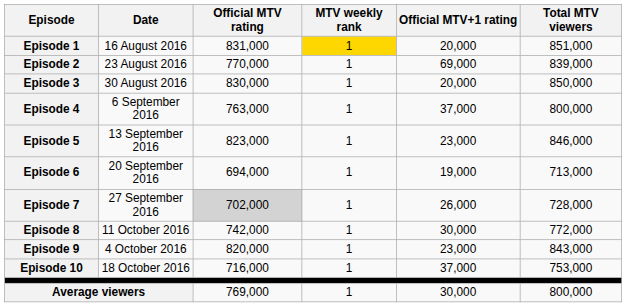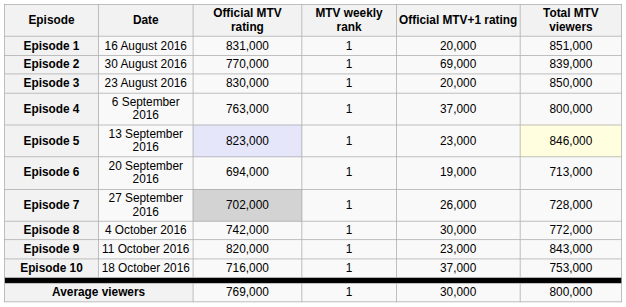(349, 45) gold background -> (349, 45) no background
(146, 64) 23 August 2016 -> (146, 64) 30 August 2016
(146, 83) 30 August 2016 -> (146, 83) 23 August 2016
(247, 141) no background -> (247, 141) lavender background
(571, 141) no background -> (571, 141) lightyellow background
(146, 230) 11 October 2016 -> (146, 230) 4 October 2016
(146, 249) 4 October 2016 -> (146, 249) 11 October 2016
